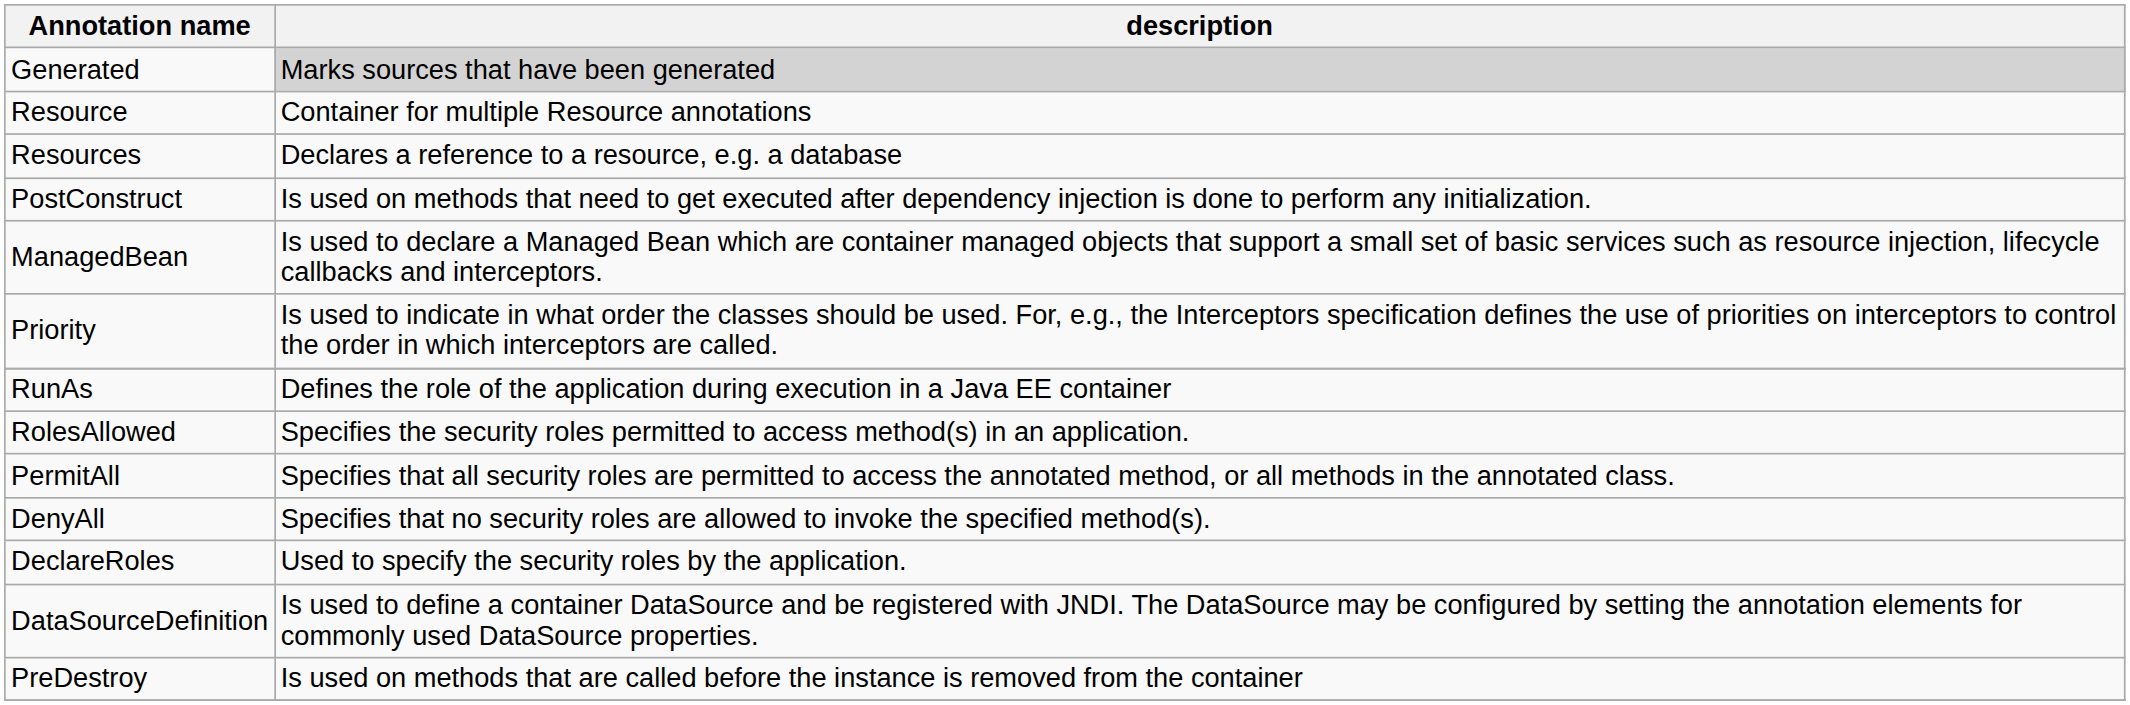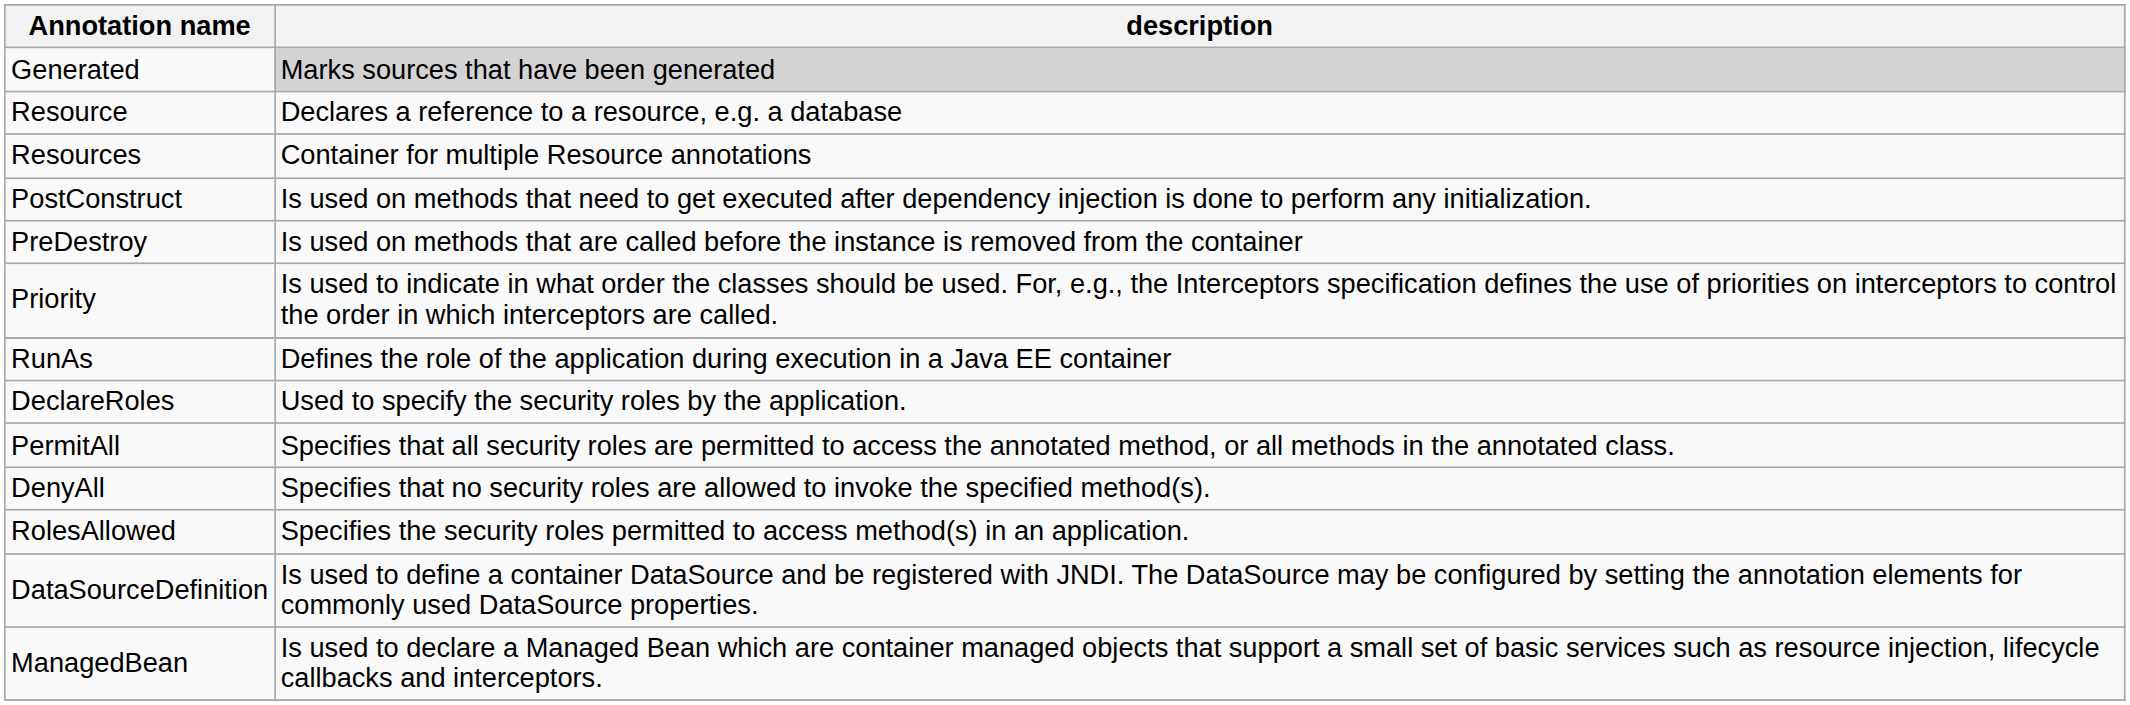(546, 112) Container for multiple Resource annotations -> (591, 112) Declares a reference to a resource, e.g. a database
(591, 155) Declares a reference to a resource, e.g. a database -> (546, 155) Container for multiple Resource annotations
rows swapped: (79, 678) <-> (100, 257)
rows swapped: (94, 432) <-> (93, 561)
